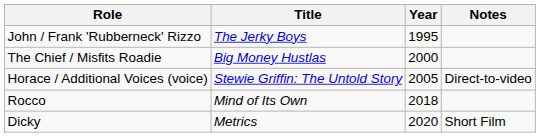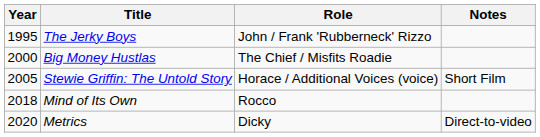columns swapped: (423, 15) <-> (108, 15)
(488, 79) Direct-to-video -> (475, 79) Short Film
(475, 121) Short Film -> (488, 121) Direct-to-video
